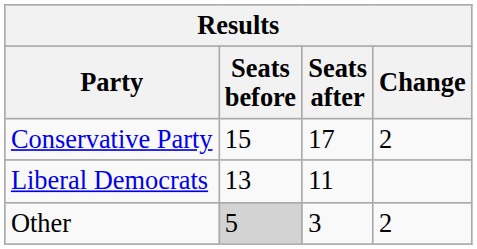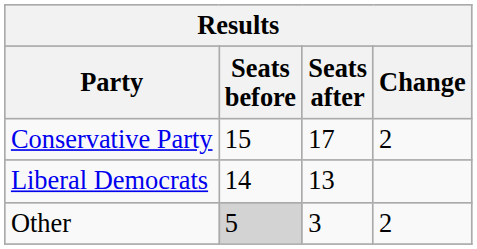(238, 180) 13 -> (238, 180) 14
(321, 180) 11 -> (321, 180) 13
